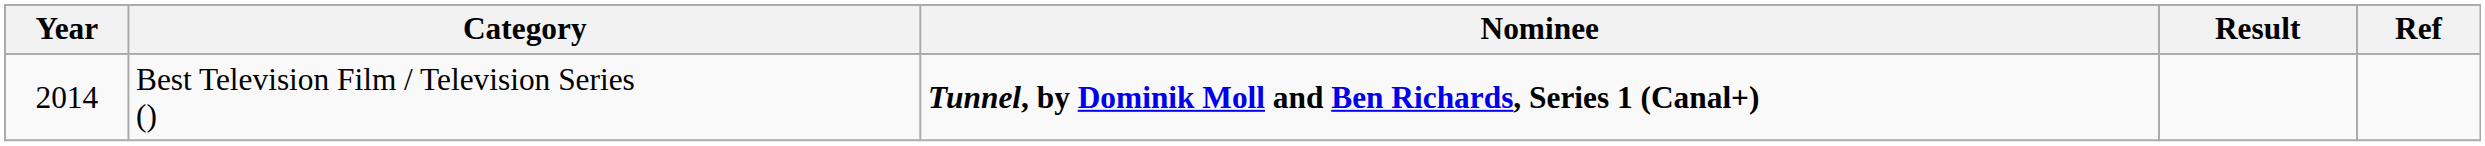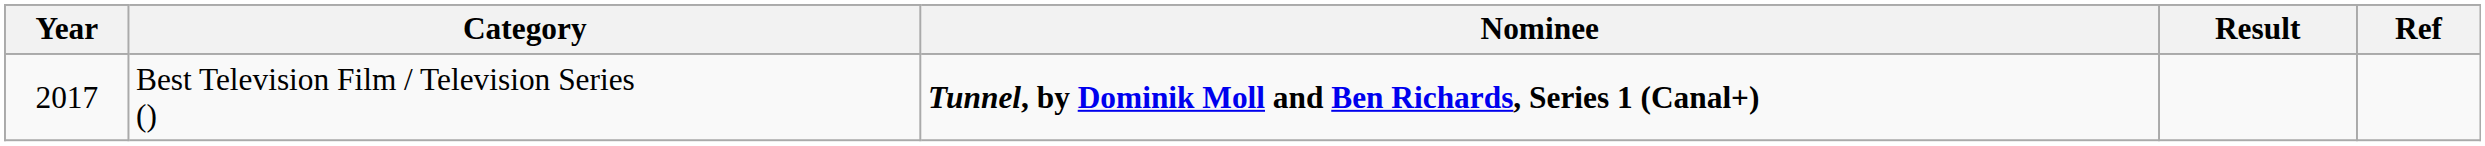(67, 96) 2014 -> (67, 96) 2017
